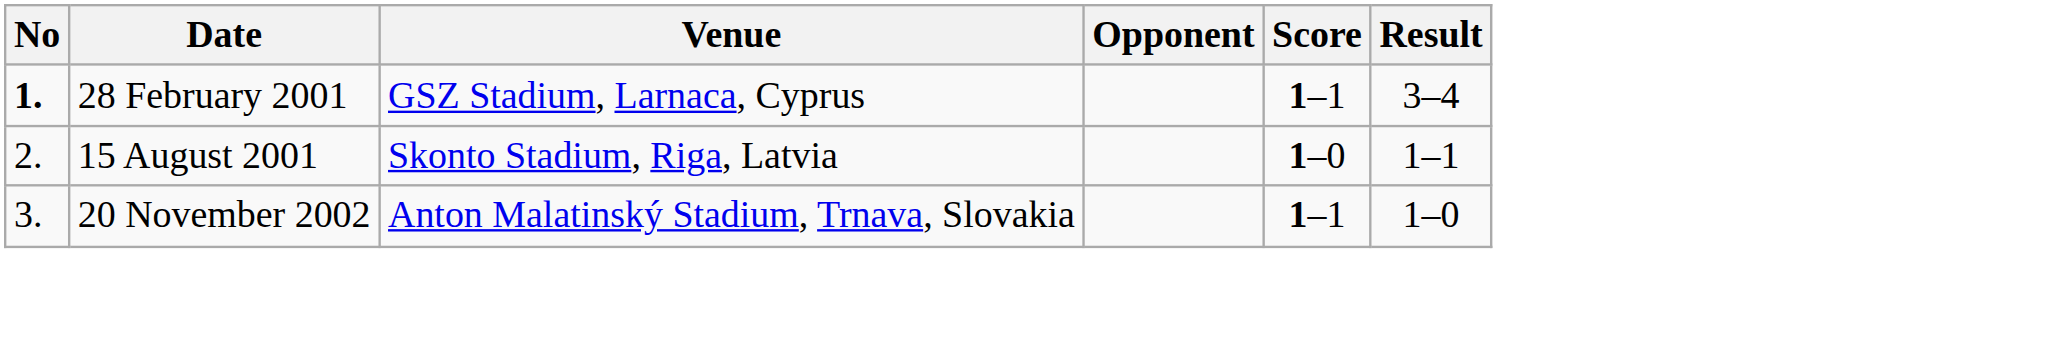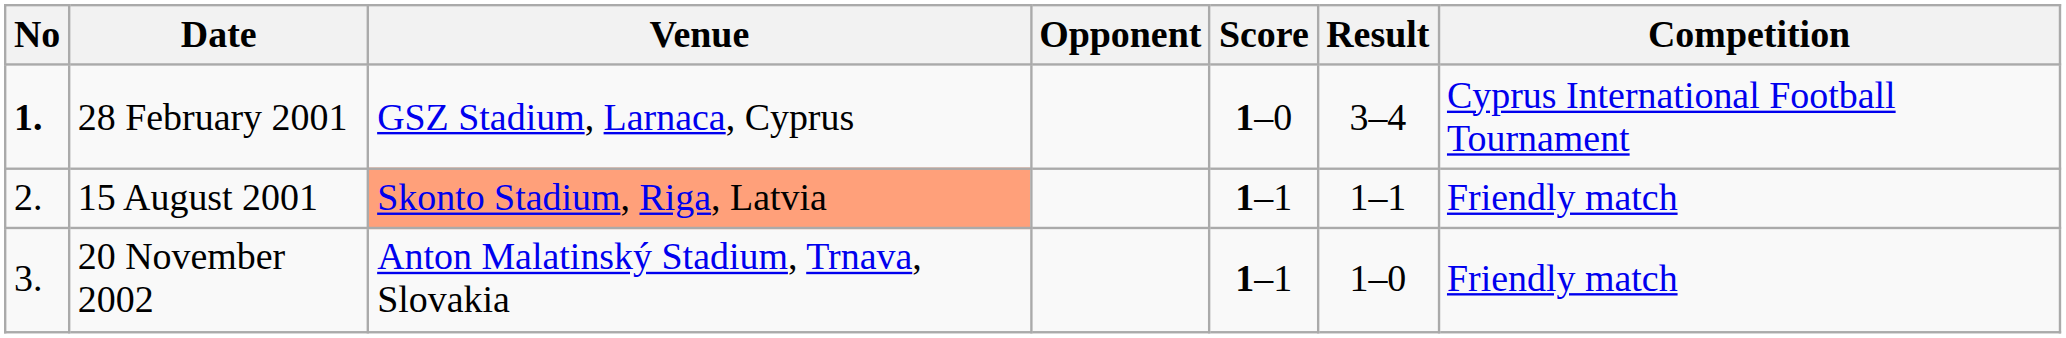+ column: (1749, 34)
(1317, 94) 1–1 -> (1264, 116) 1–0
(613, 154) no background -> (602, 197) lightsalmon background
(1317, 154) 1–0 -> (1264, 197) 1–1
